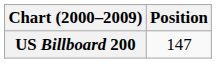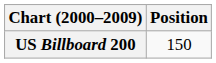(179, 44) 147 -> (179, 44) 150
